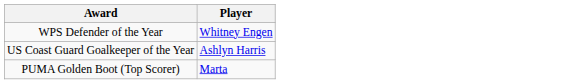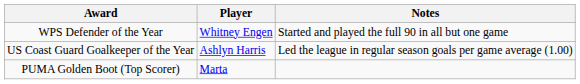+ column: (425, 13)
